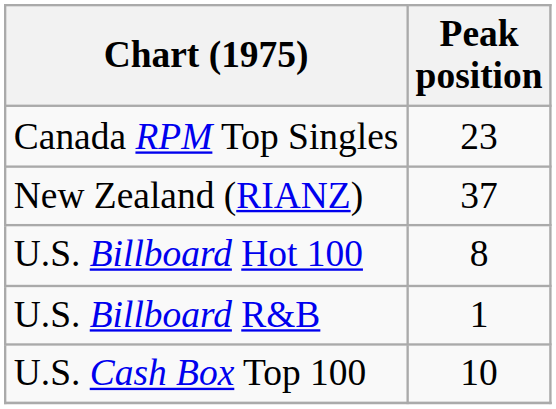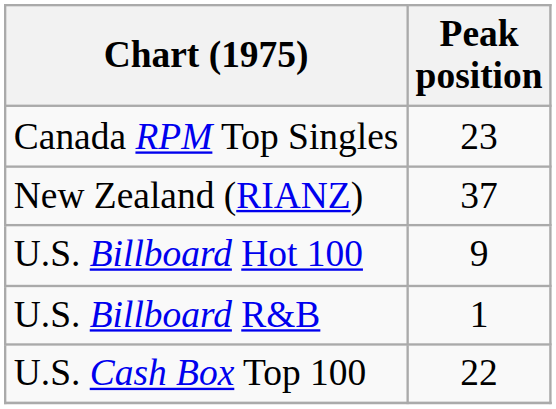(479, 254) 8 -> (479, 254) 9
(479, 373) 10 -> (479, 373) 22
